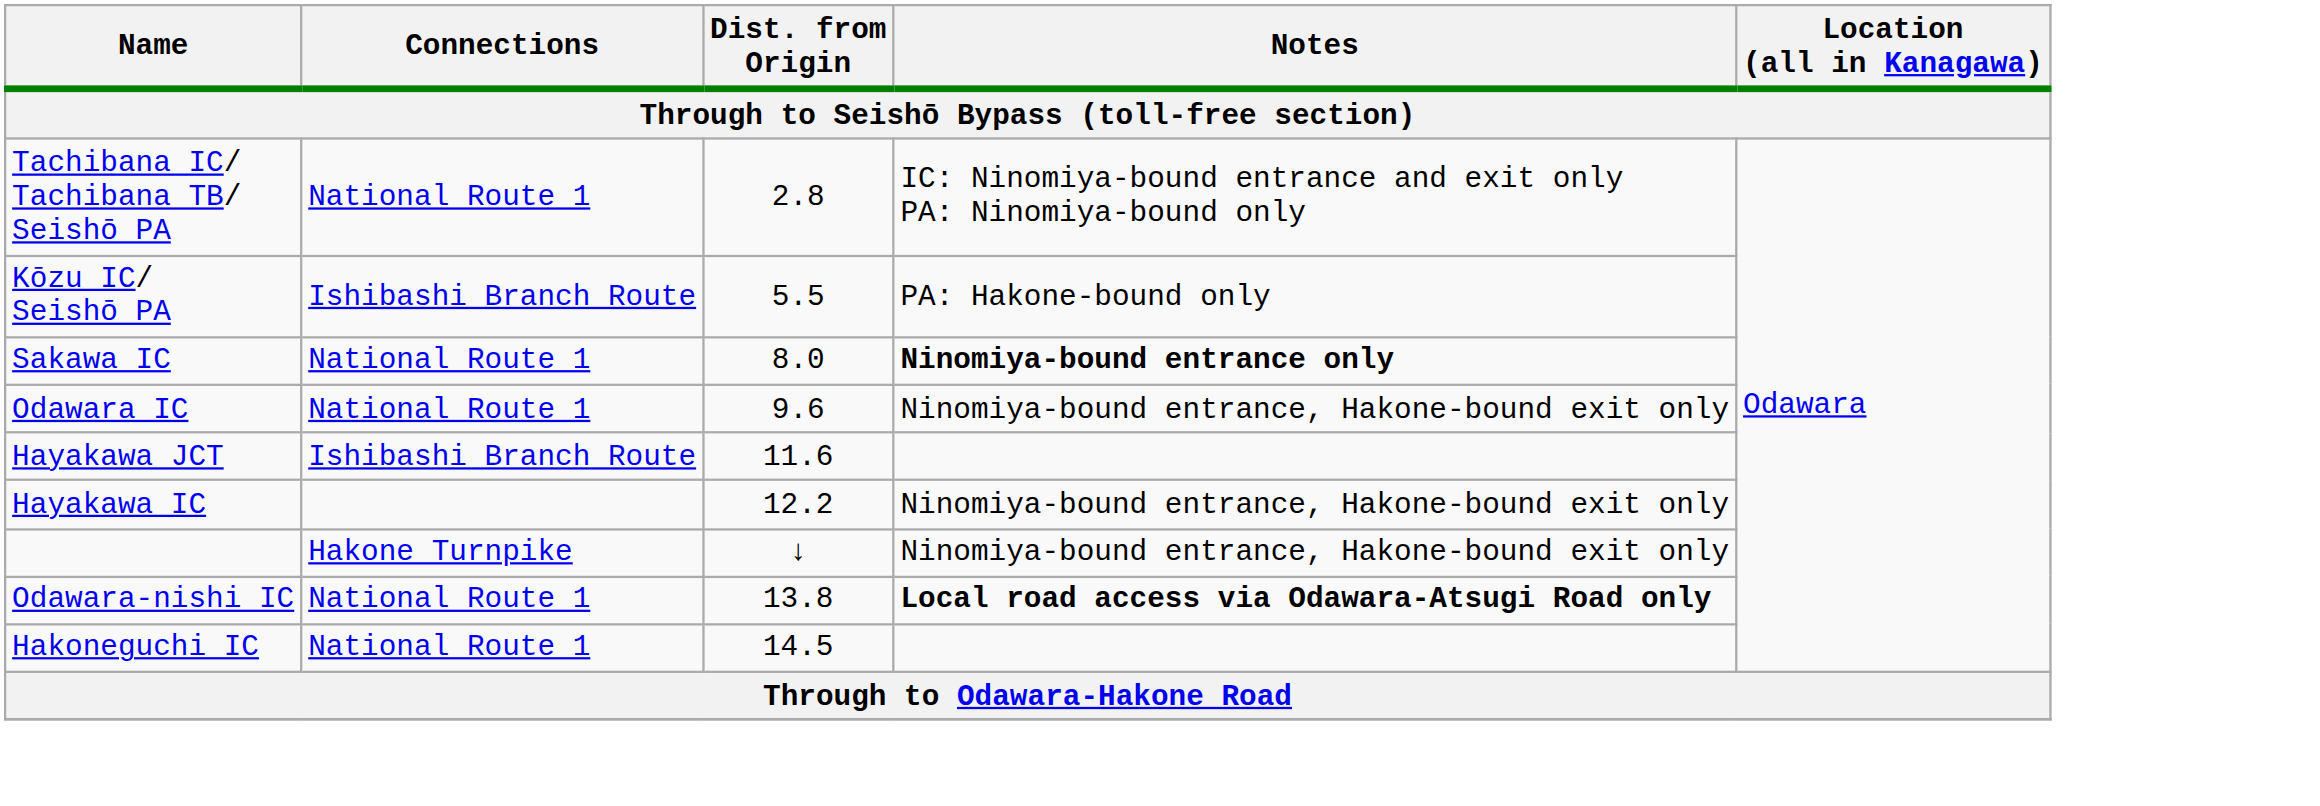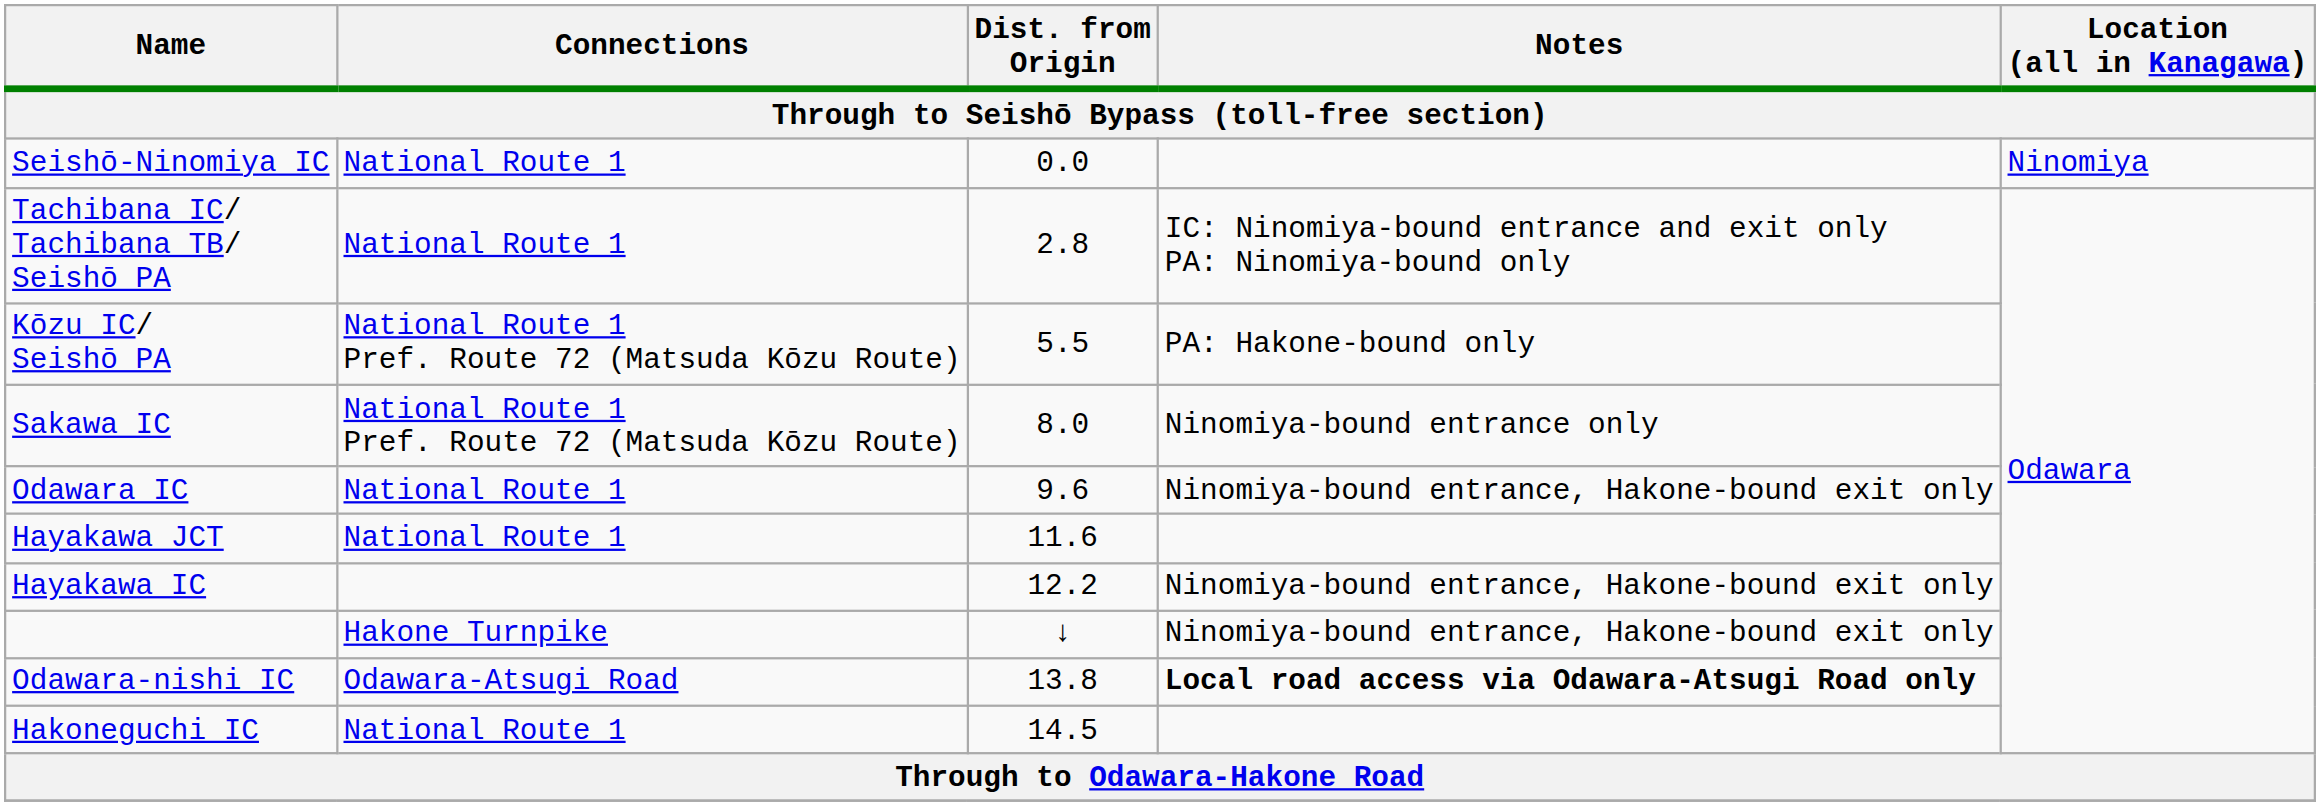+ row: (171, 163)
(502, 296) Ishibashi Branch Route -> (652, 344) National Route 1 Pref. Route 72 (Matsuda Kōzu Route)
(449, 361) National Route 1 -> (652, 426) National Route 1 Pref. Route 72 (Matsuda Kōzu Route)
(1147, 361) bold -> (1412, 426) normal
(502, 456) Ishibashi Branch Route -> (485, 538) National Route 1
(449, 600) National Route 1 -> (511, 682) Odawara-Atsugi Road
